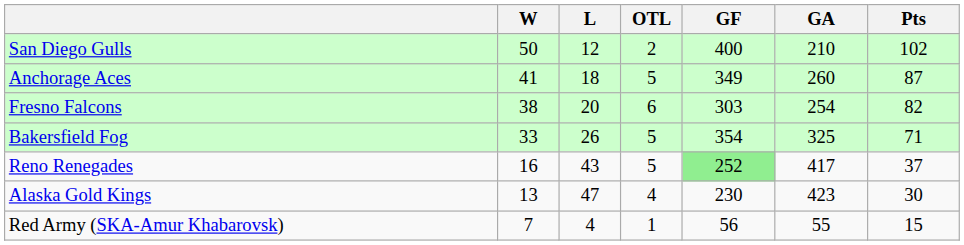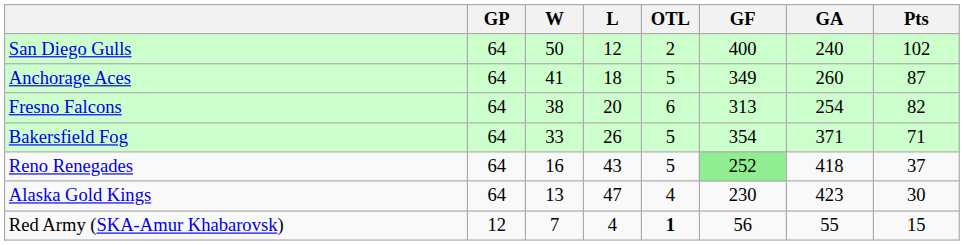+ column: (497, 19)
(821, 48) 210 -> (830, 48) 240
(729, 107) 303 -> (743, 107) 313
(821, 136) 325 -> (830, 136) 371
(821, 166) 417 -> (830, 166) 418
(652, 225) normal -> (670, 225) bold
